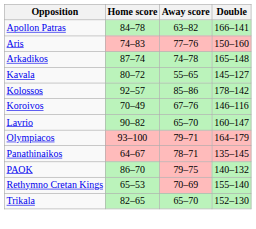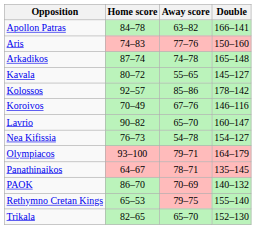+ row: (31, 138)
(186, 169) 79–75 -> (186, 185) 70–69
(186, 185) 70–69 -> (186, 201) 79–75
